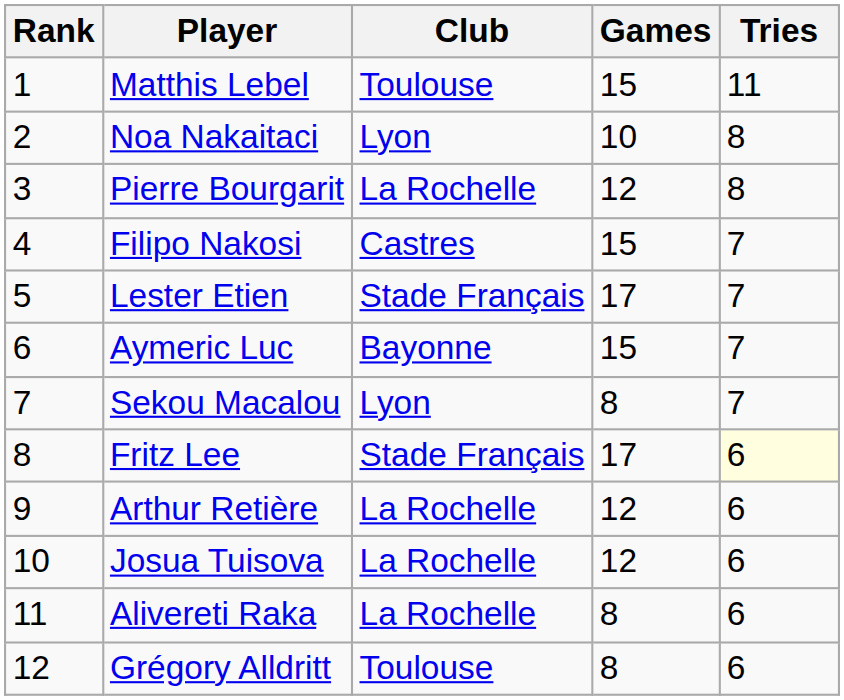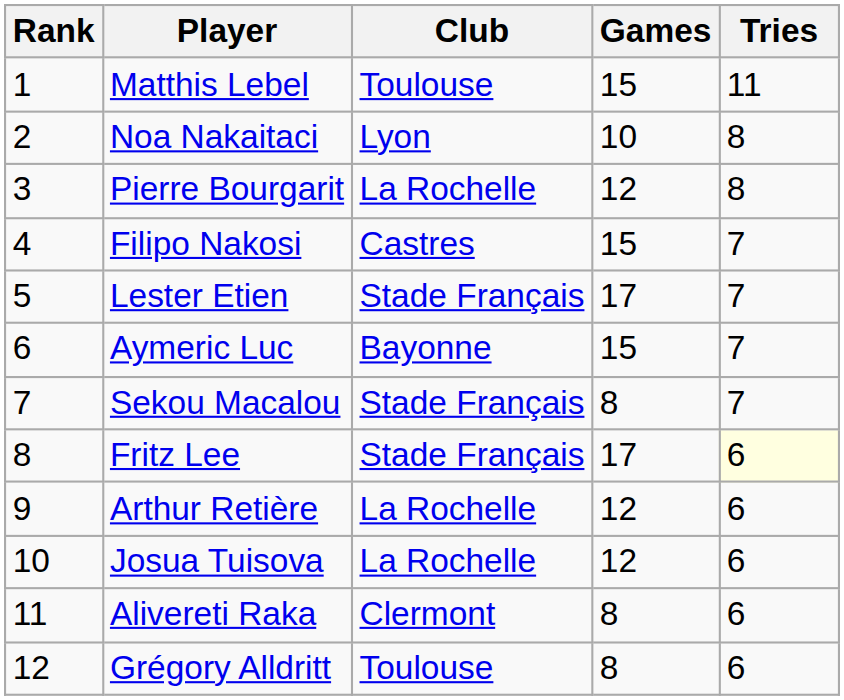(395, 402) Lyon -> (472, 402) Stade Français
(448, 614) La Rochelle -> (427, 614) Clermont
